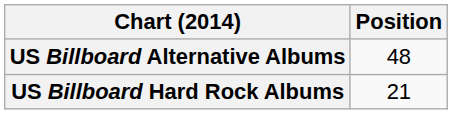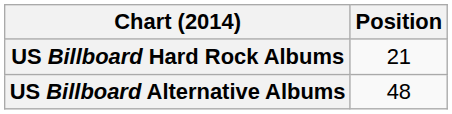rows swapped: (178, 56) <-> (178, 91)
